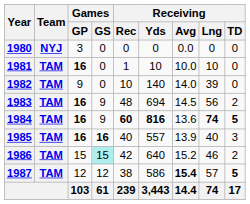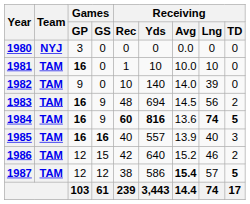(80, 155) 15 -> (80, 155) 12
(103, 155) paleturquoise background -> (103, 155) no background
